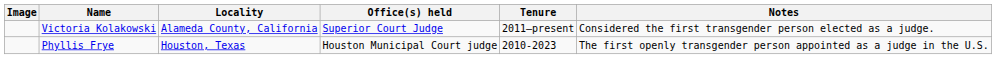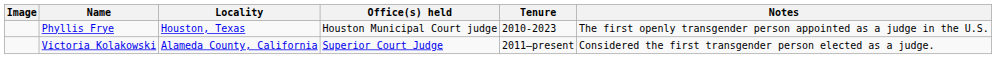rows swapped: (78, 45) <-> (99, 29)
